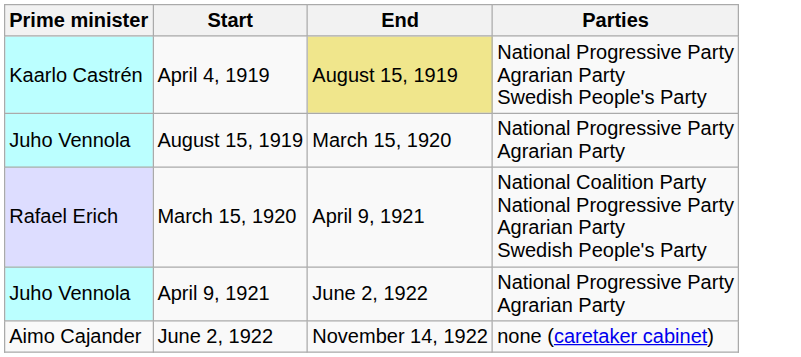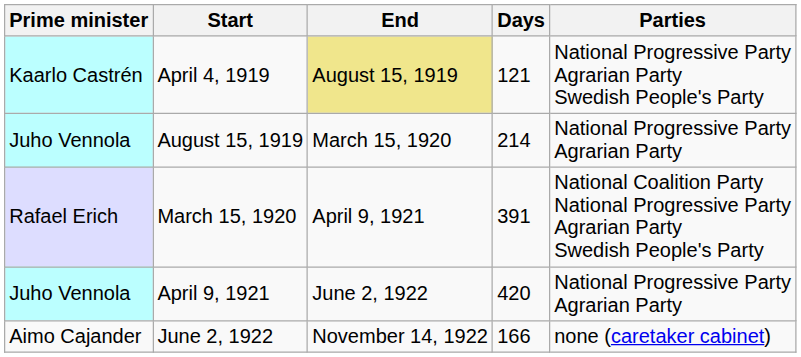+ column: (521, 20)
